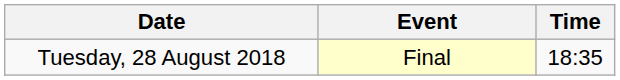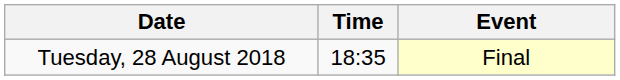columns swapped: (575, 22) <-> (427, 22)
